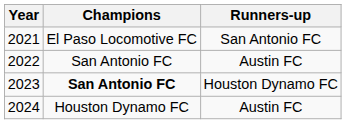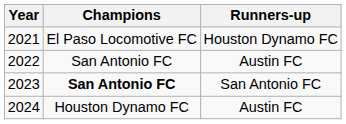(271, 38) San Antonio FC -> (271, 38) Houston Dynamo FC
(271, 84) Houston Dynamo FC -> (271, 84) San Antonio FC
